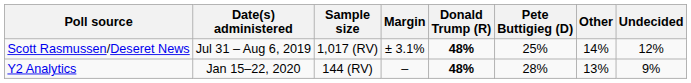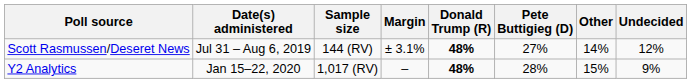(348, 49) 1,017 (RV) -> (348, 49) 144 (RV)
(535, 49) 25% -> (535, 49) 27%
(348, 69) 144 (RV) -> (348, 69) 1,017 (RV)
(596, 69) 13% -> (596, 69) 15%
